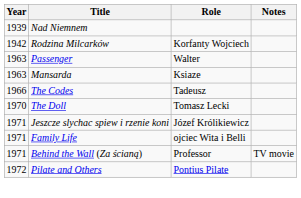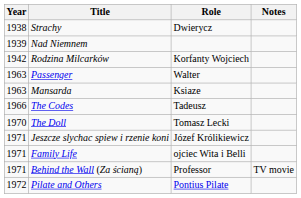+ row: (46, 28)
